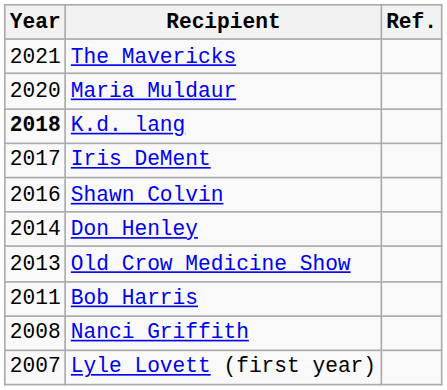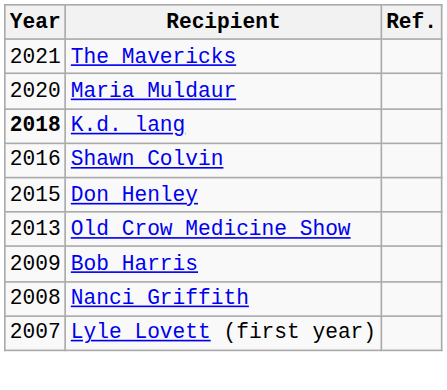- row: (141, 160)
(35, 229) 2014 -> (35, 195) 2015
(35, 298) 2011 -> (35, 264) 2009
